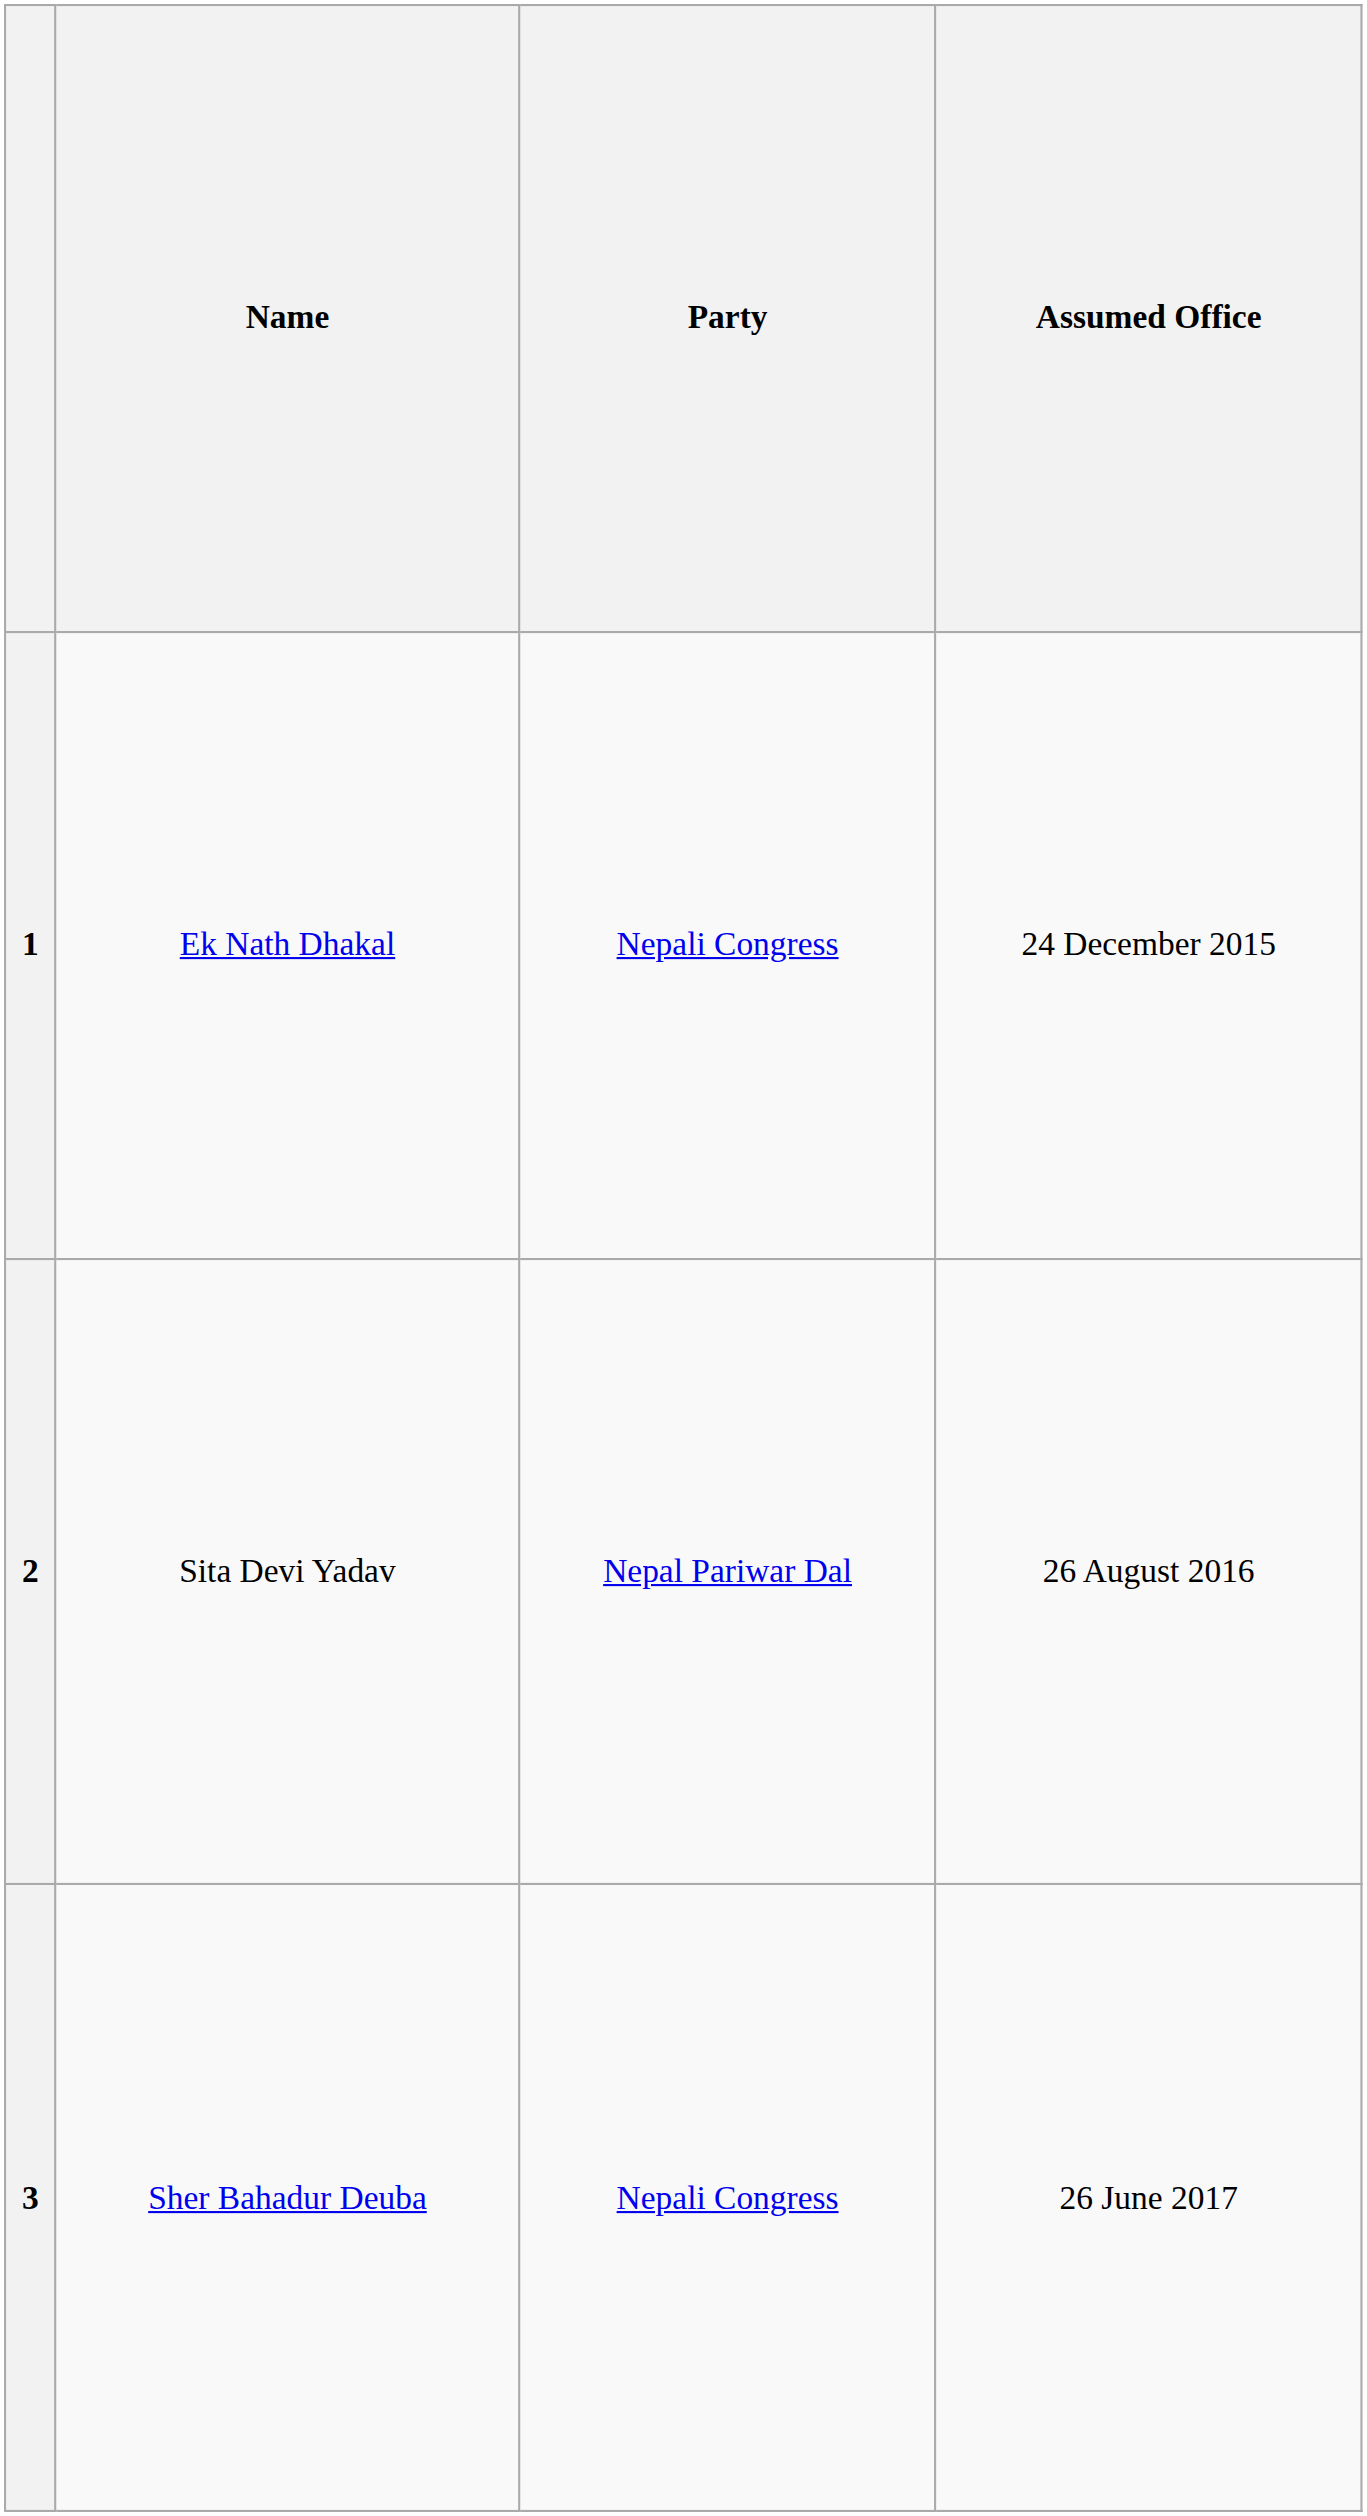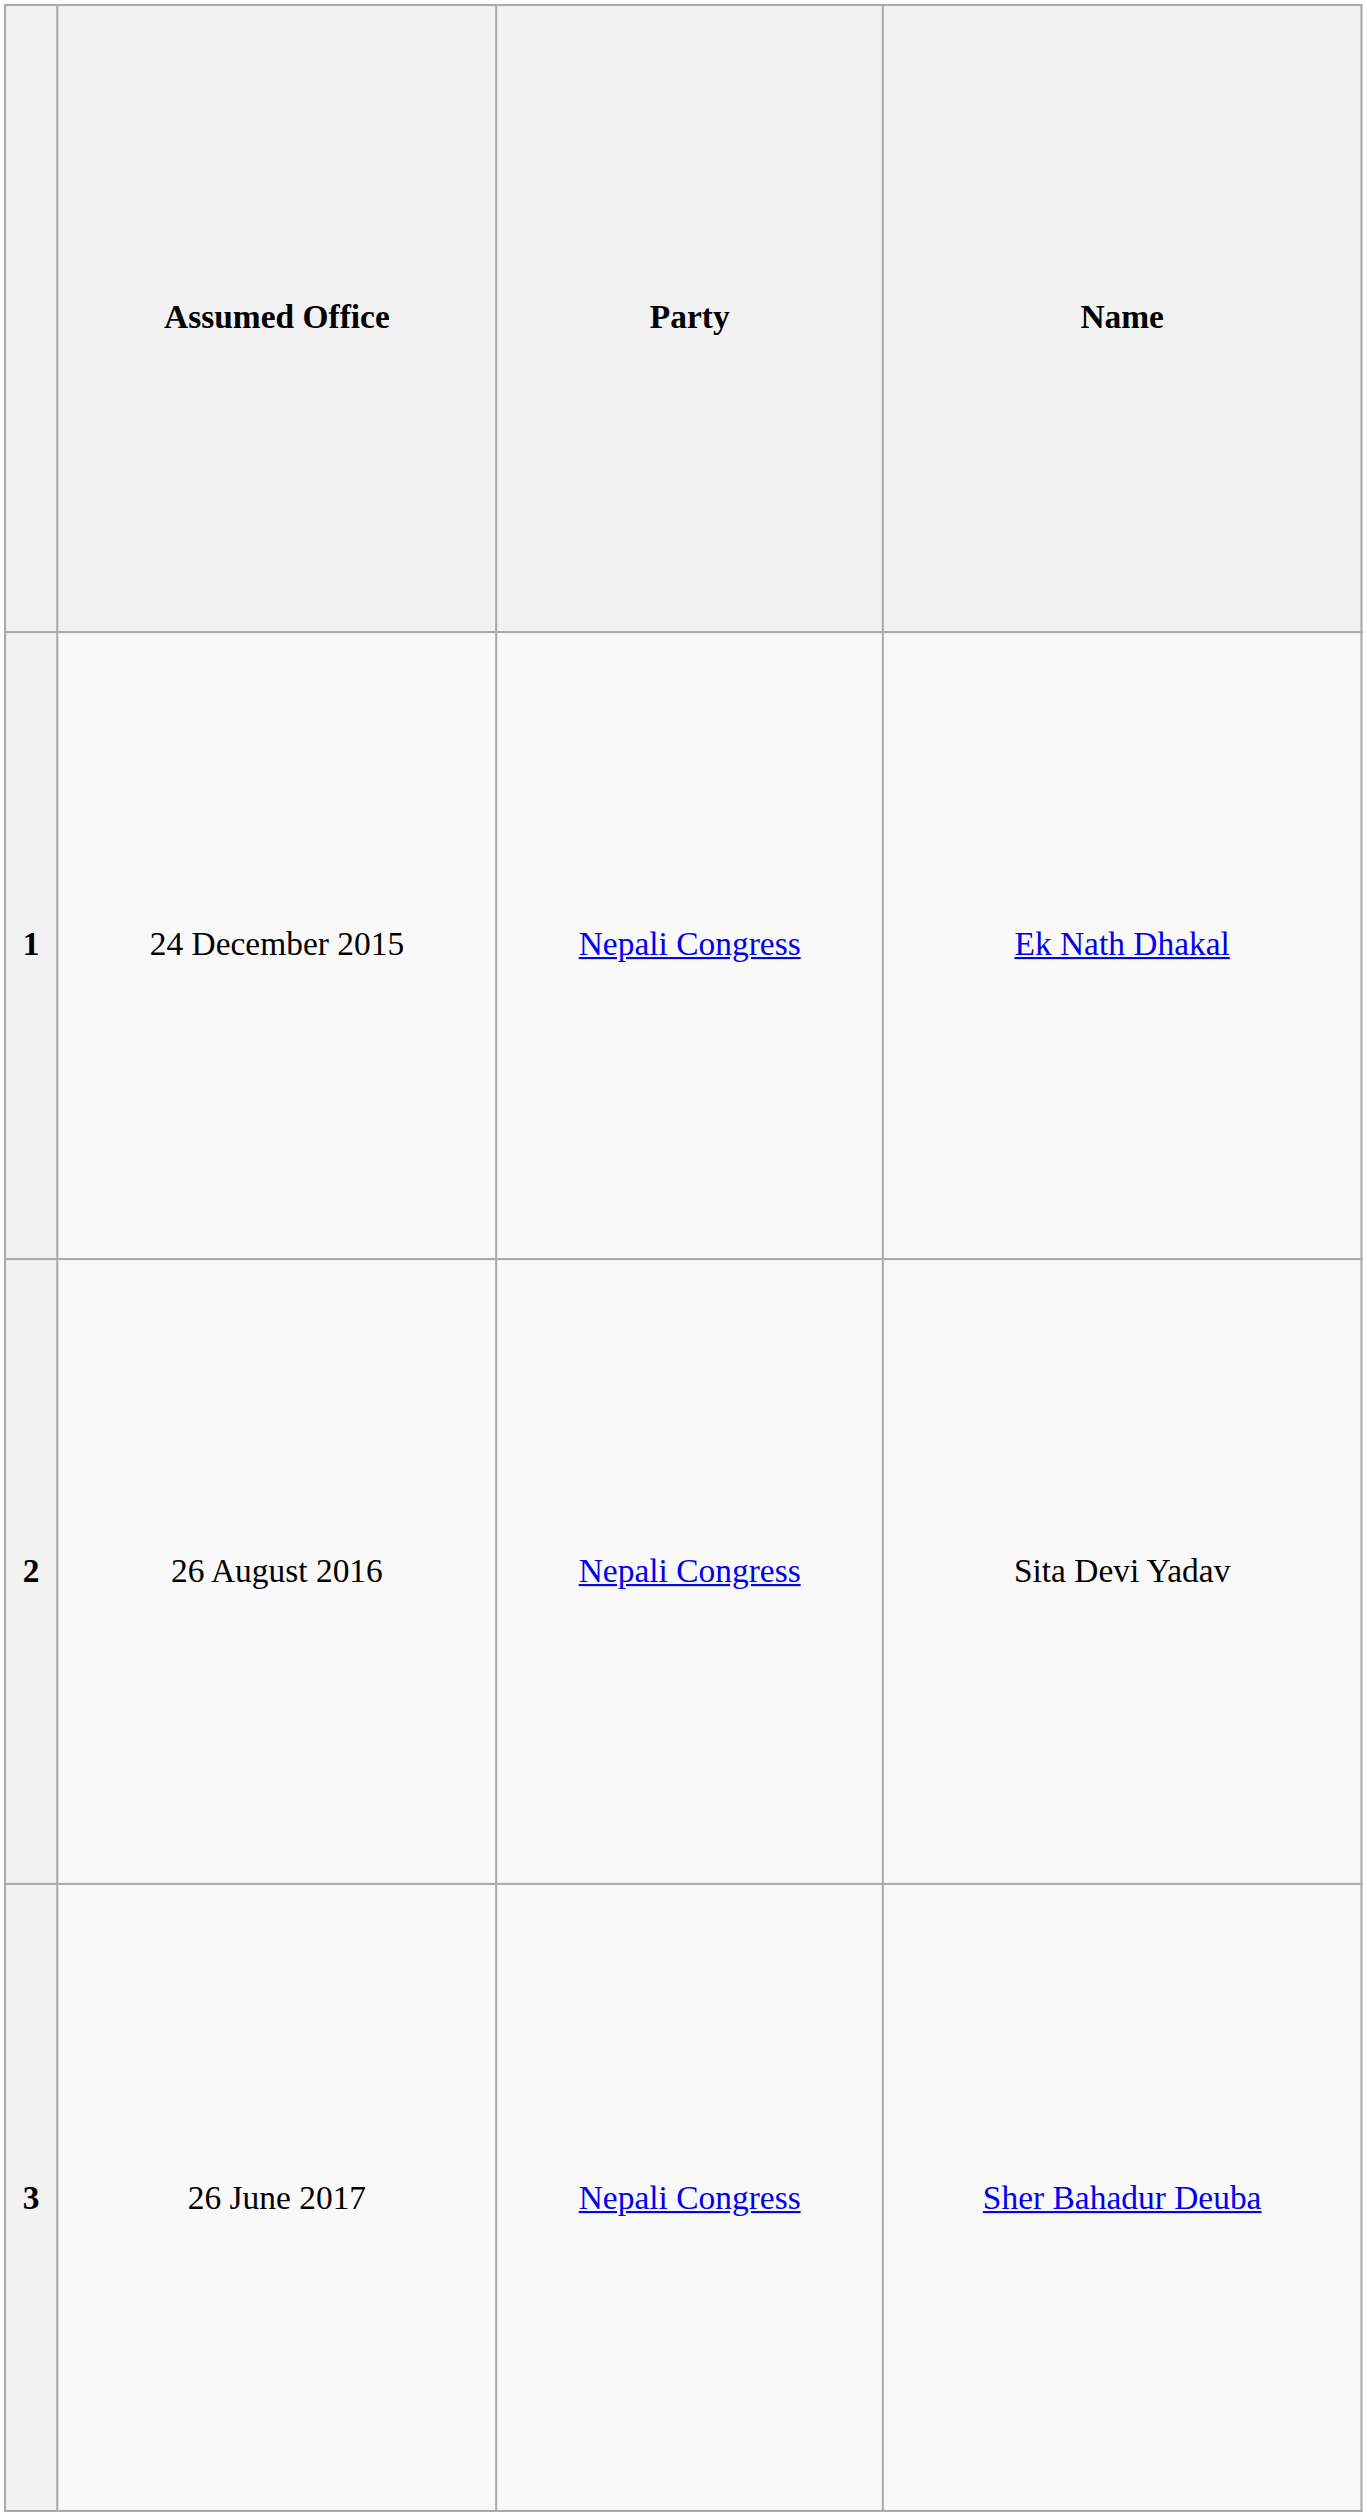columns swapped: (287, 317) <-> (1149, 317)
(728, 1570) Nepal Pariwar Dal -> (690, 1570) Nepali Congress
